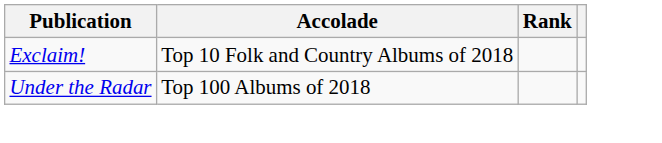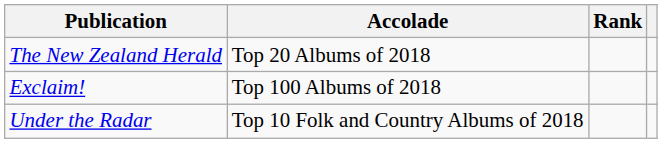+ row: (116, 54)
(337, 54) Top 10 Folk and Country Albums of 2018 -> (336, 87) Top 100 Albums of 2018
(266, 87) Top 100 Albums of 2018 -> (408, 120) Top 10 Folk and Country Albums of 2018
